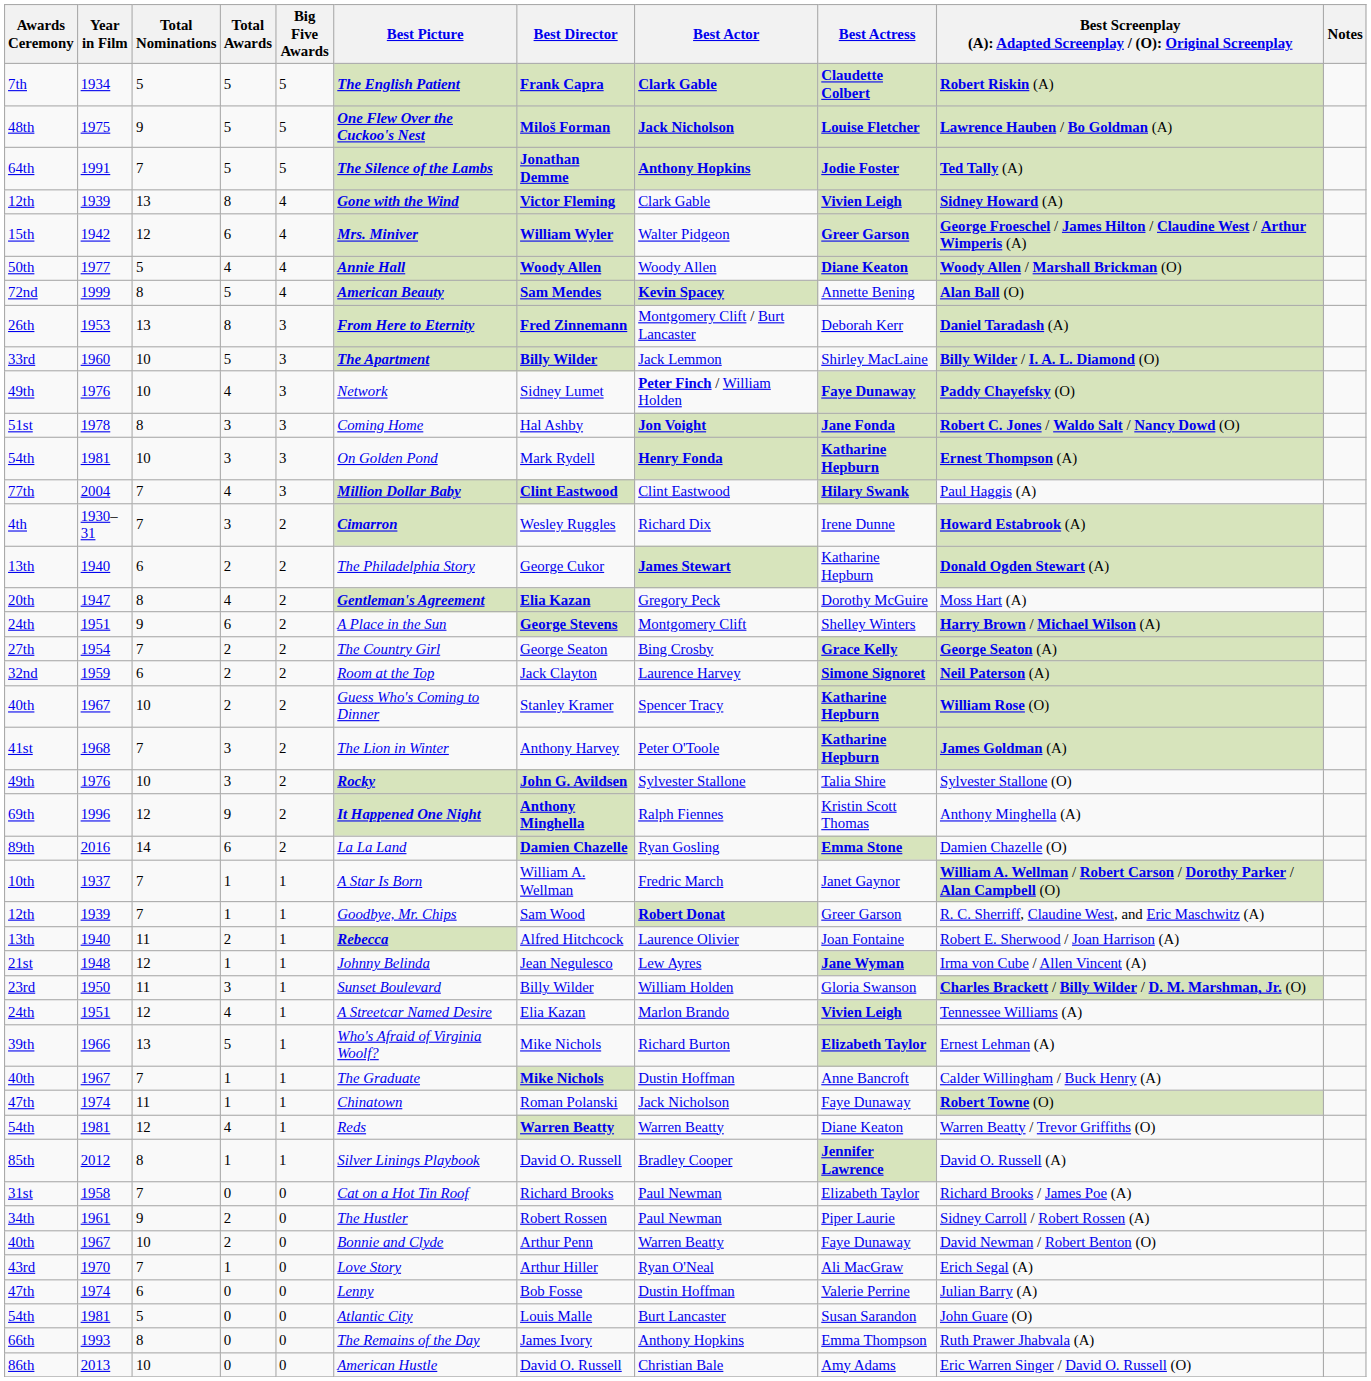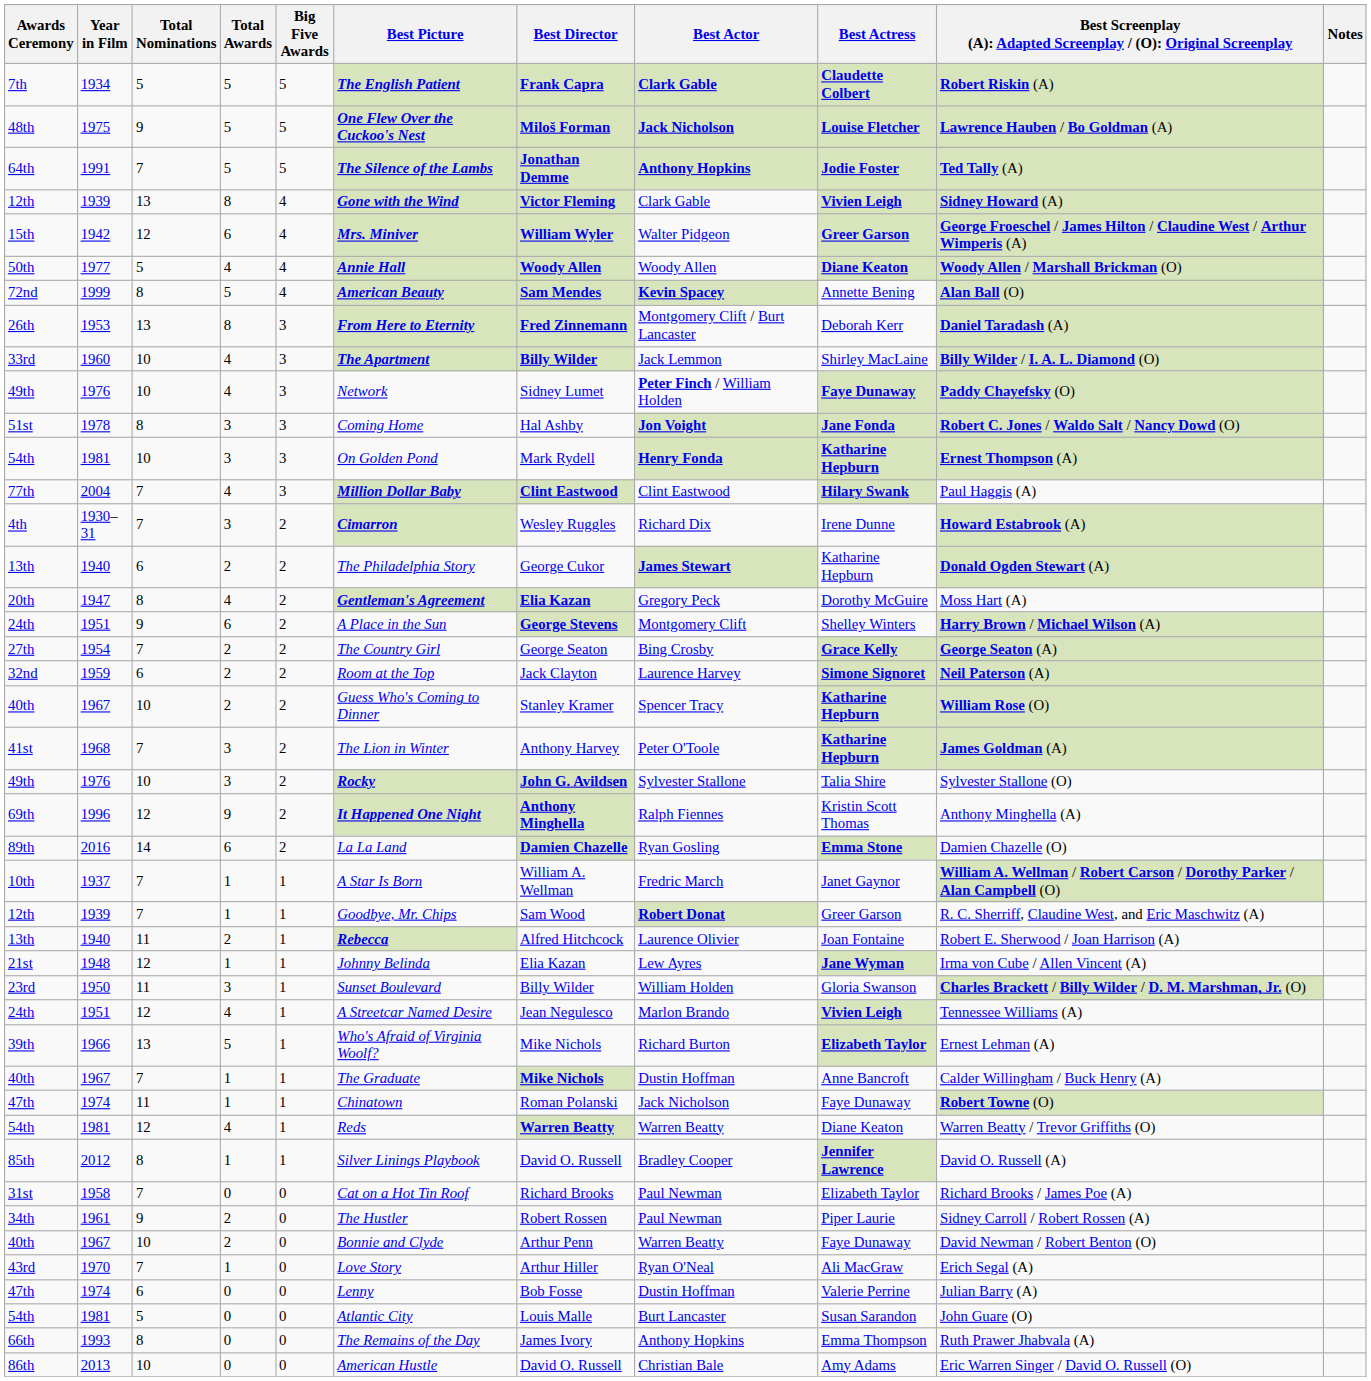(227, 358) 5 -> (227, 358) 4
(566, 962) Jean Negulesco -> (553, 962) Elia Kazan
(553, 1011) Elia Kazan -> (566, 1011) Jean Negulesco
